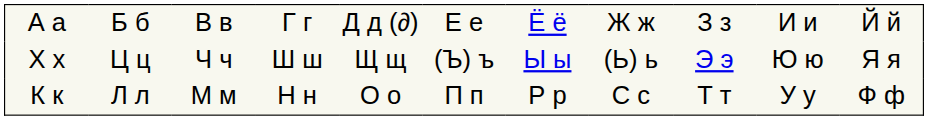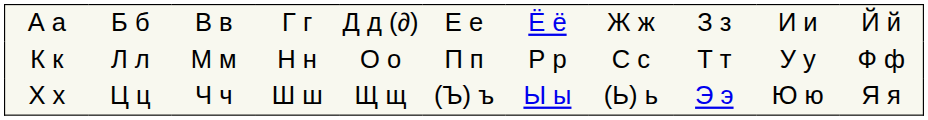rows swapped: (47, 96) <-> (47, 59)
